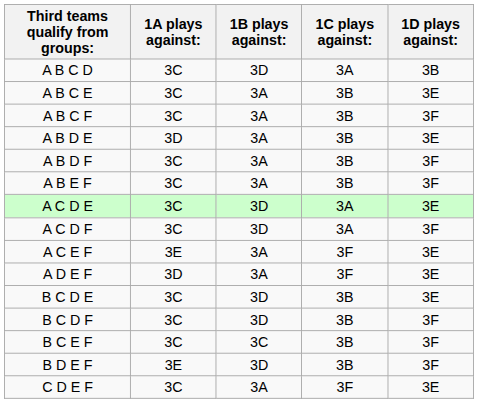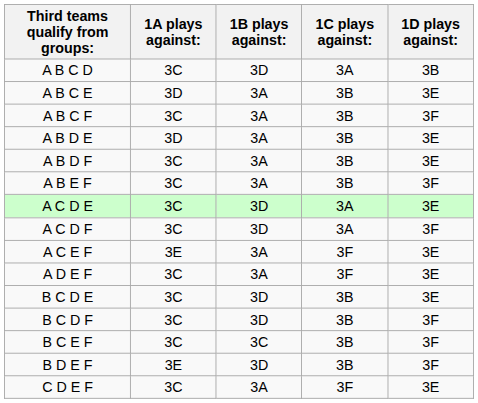(173, 93) 3C -> (173, 93) 3D
(431, 161) 3F -> (431, 161) 3E
(173, 274) 3D -> (173, 274) 3C
